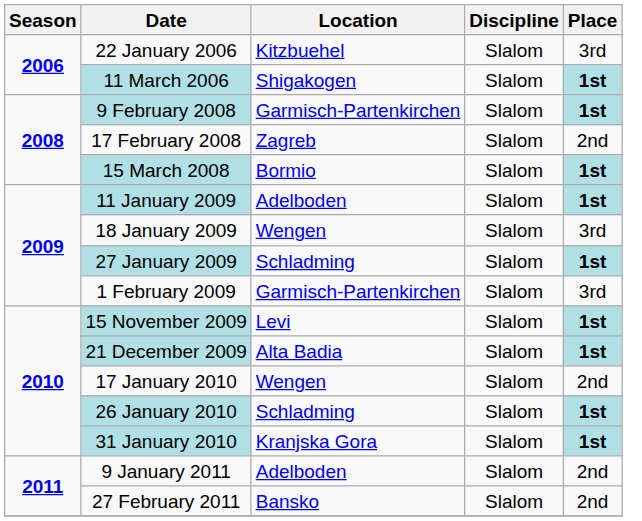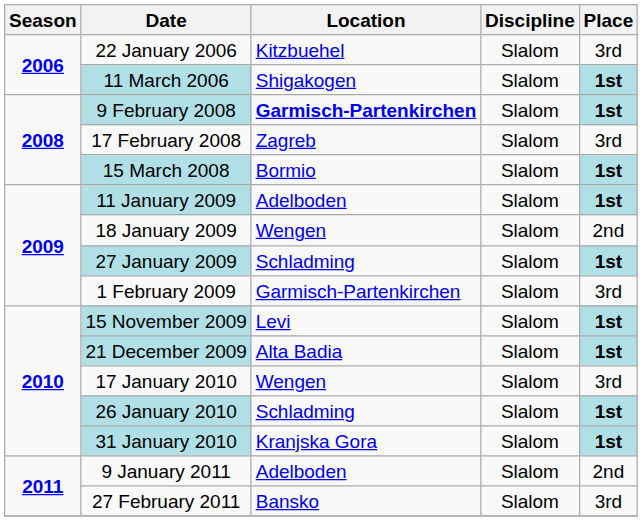(358, 110) normal -> (366, 110) bold
(593, 140) 2nd -> (608, 140) 3rd
(593, 230) 3rd -> (608, 230) 2nd
(593, 381) 2nd -> (608, 381) 3rd
(593, 501) 2nd -> (608, 501) 3rd
